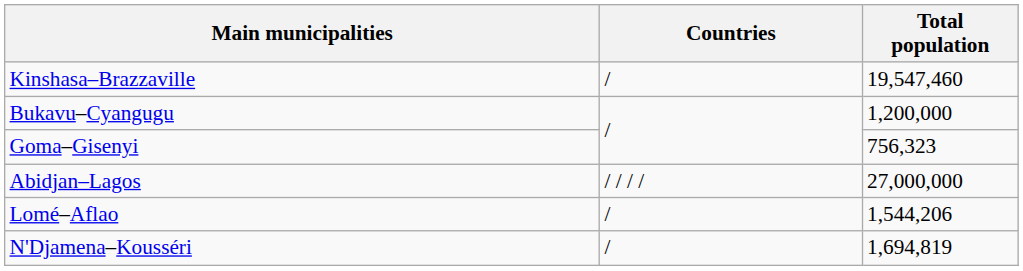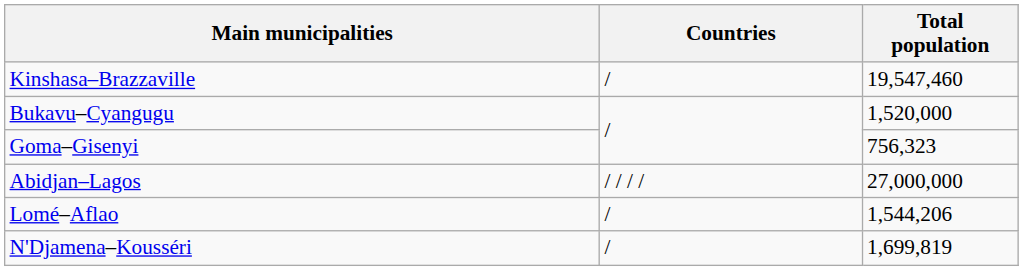(910, 112) 1,200,000 -> (910, 112) 1,520,000
(910, 247) 1,694,819 -> (910, 247) 1,699,819
